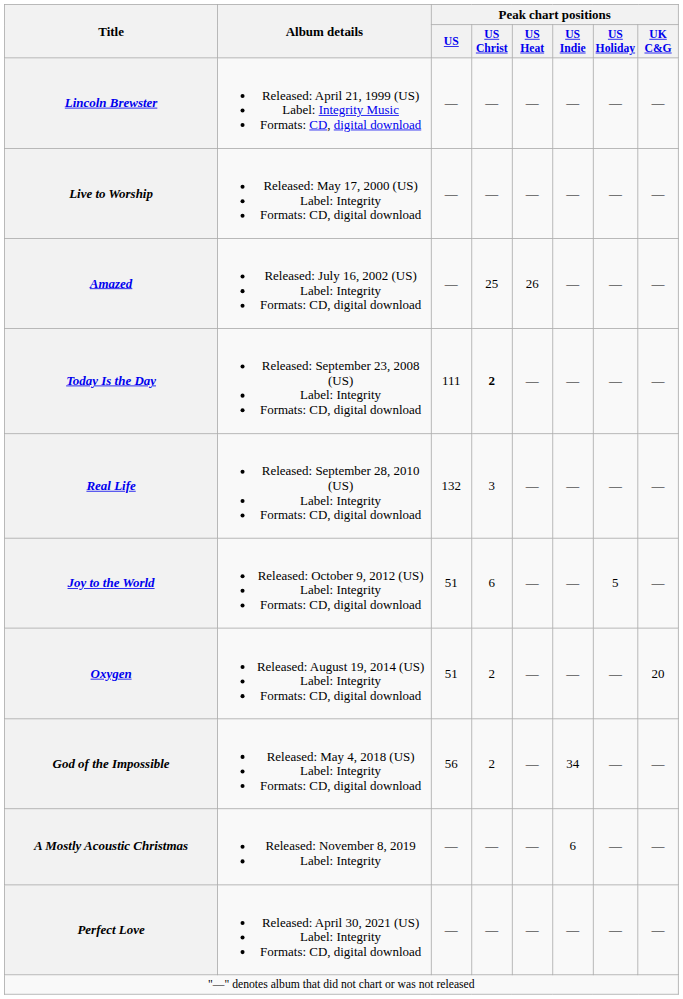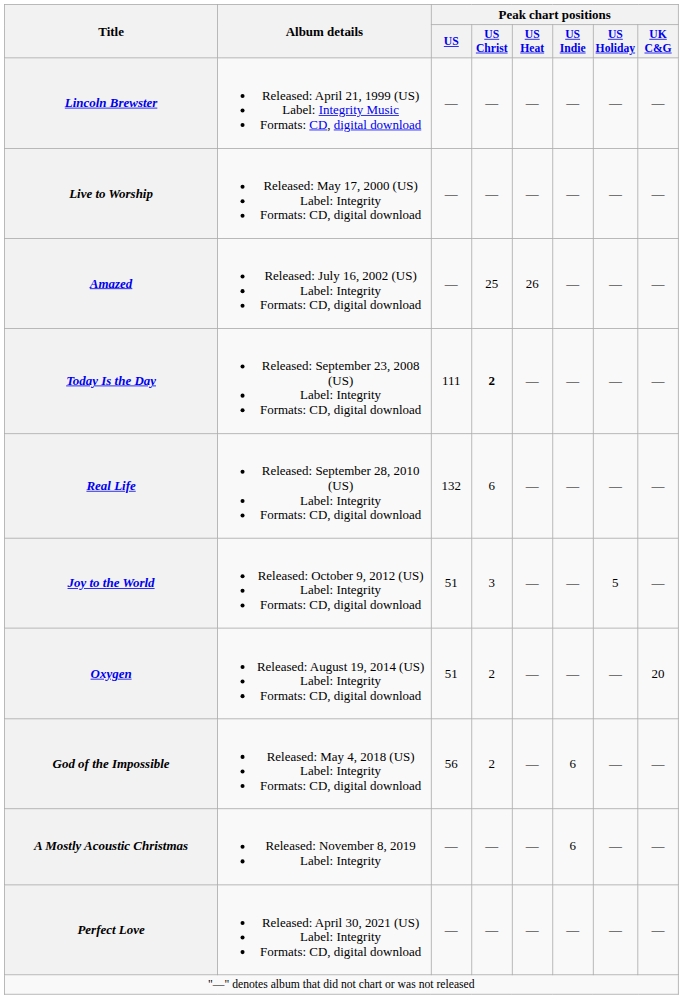(492, 485) 3 -> (492, 485) 6
(492, 583) 6 -> (492, 583) 3
(573, 763) 34 -> (573, 763) 6
